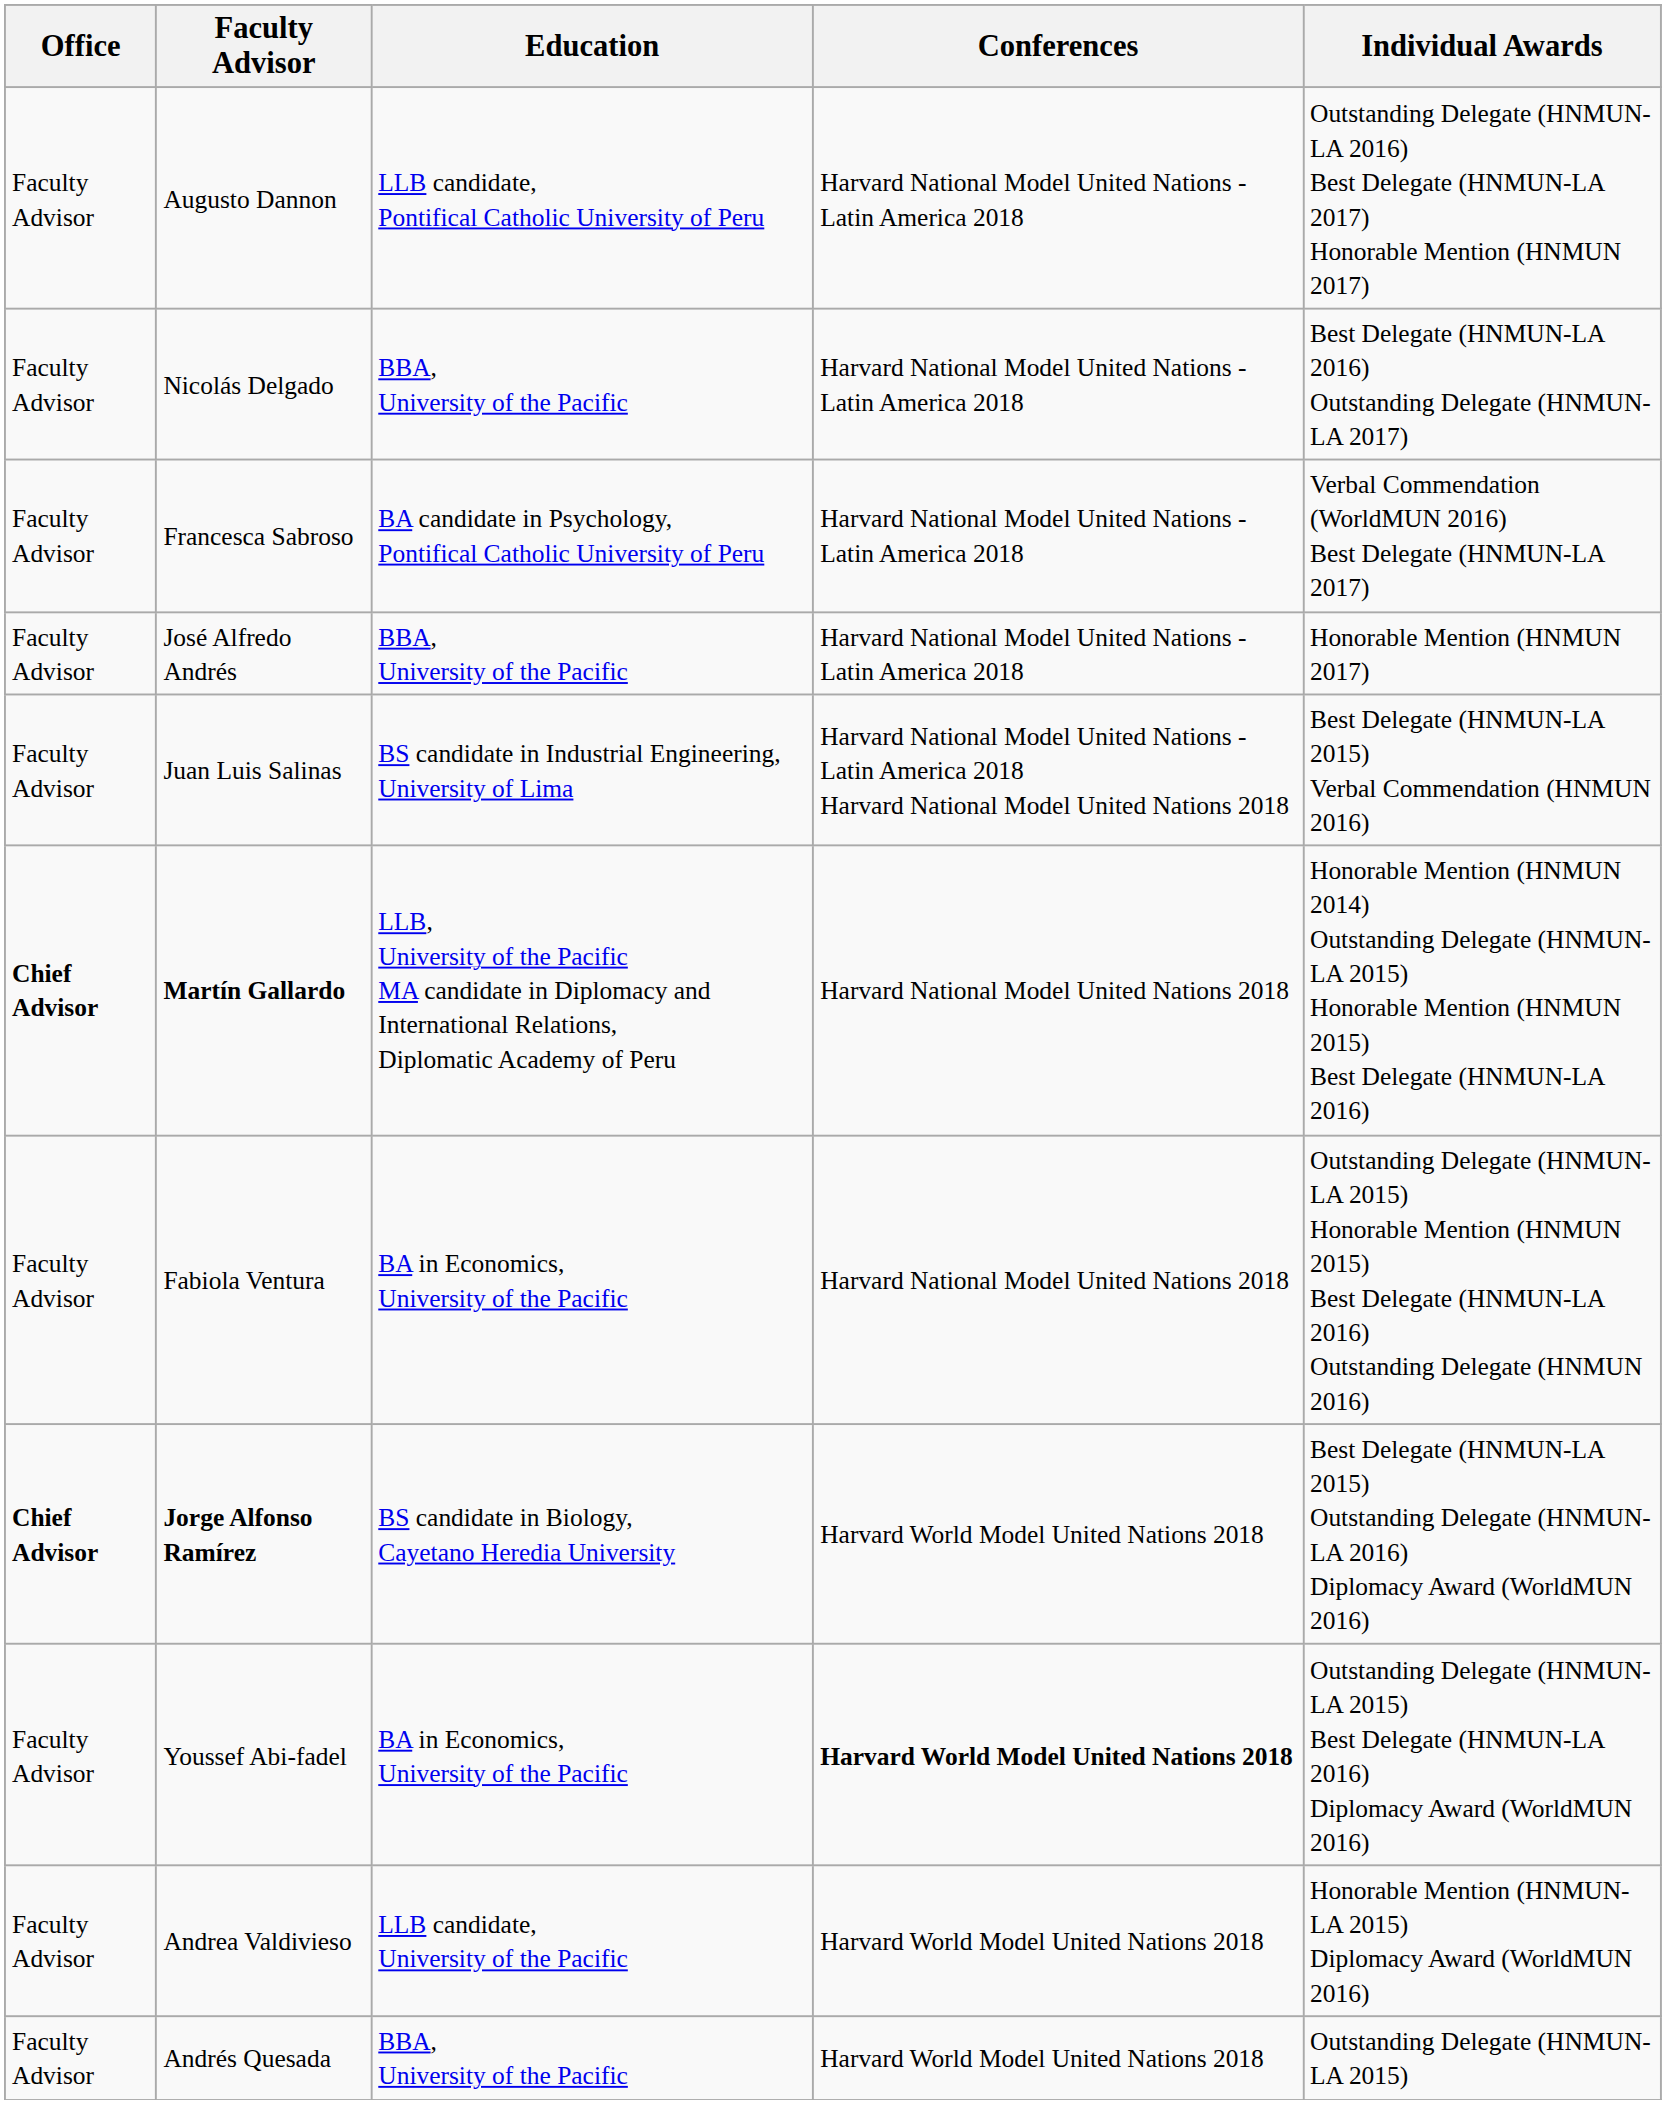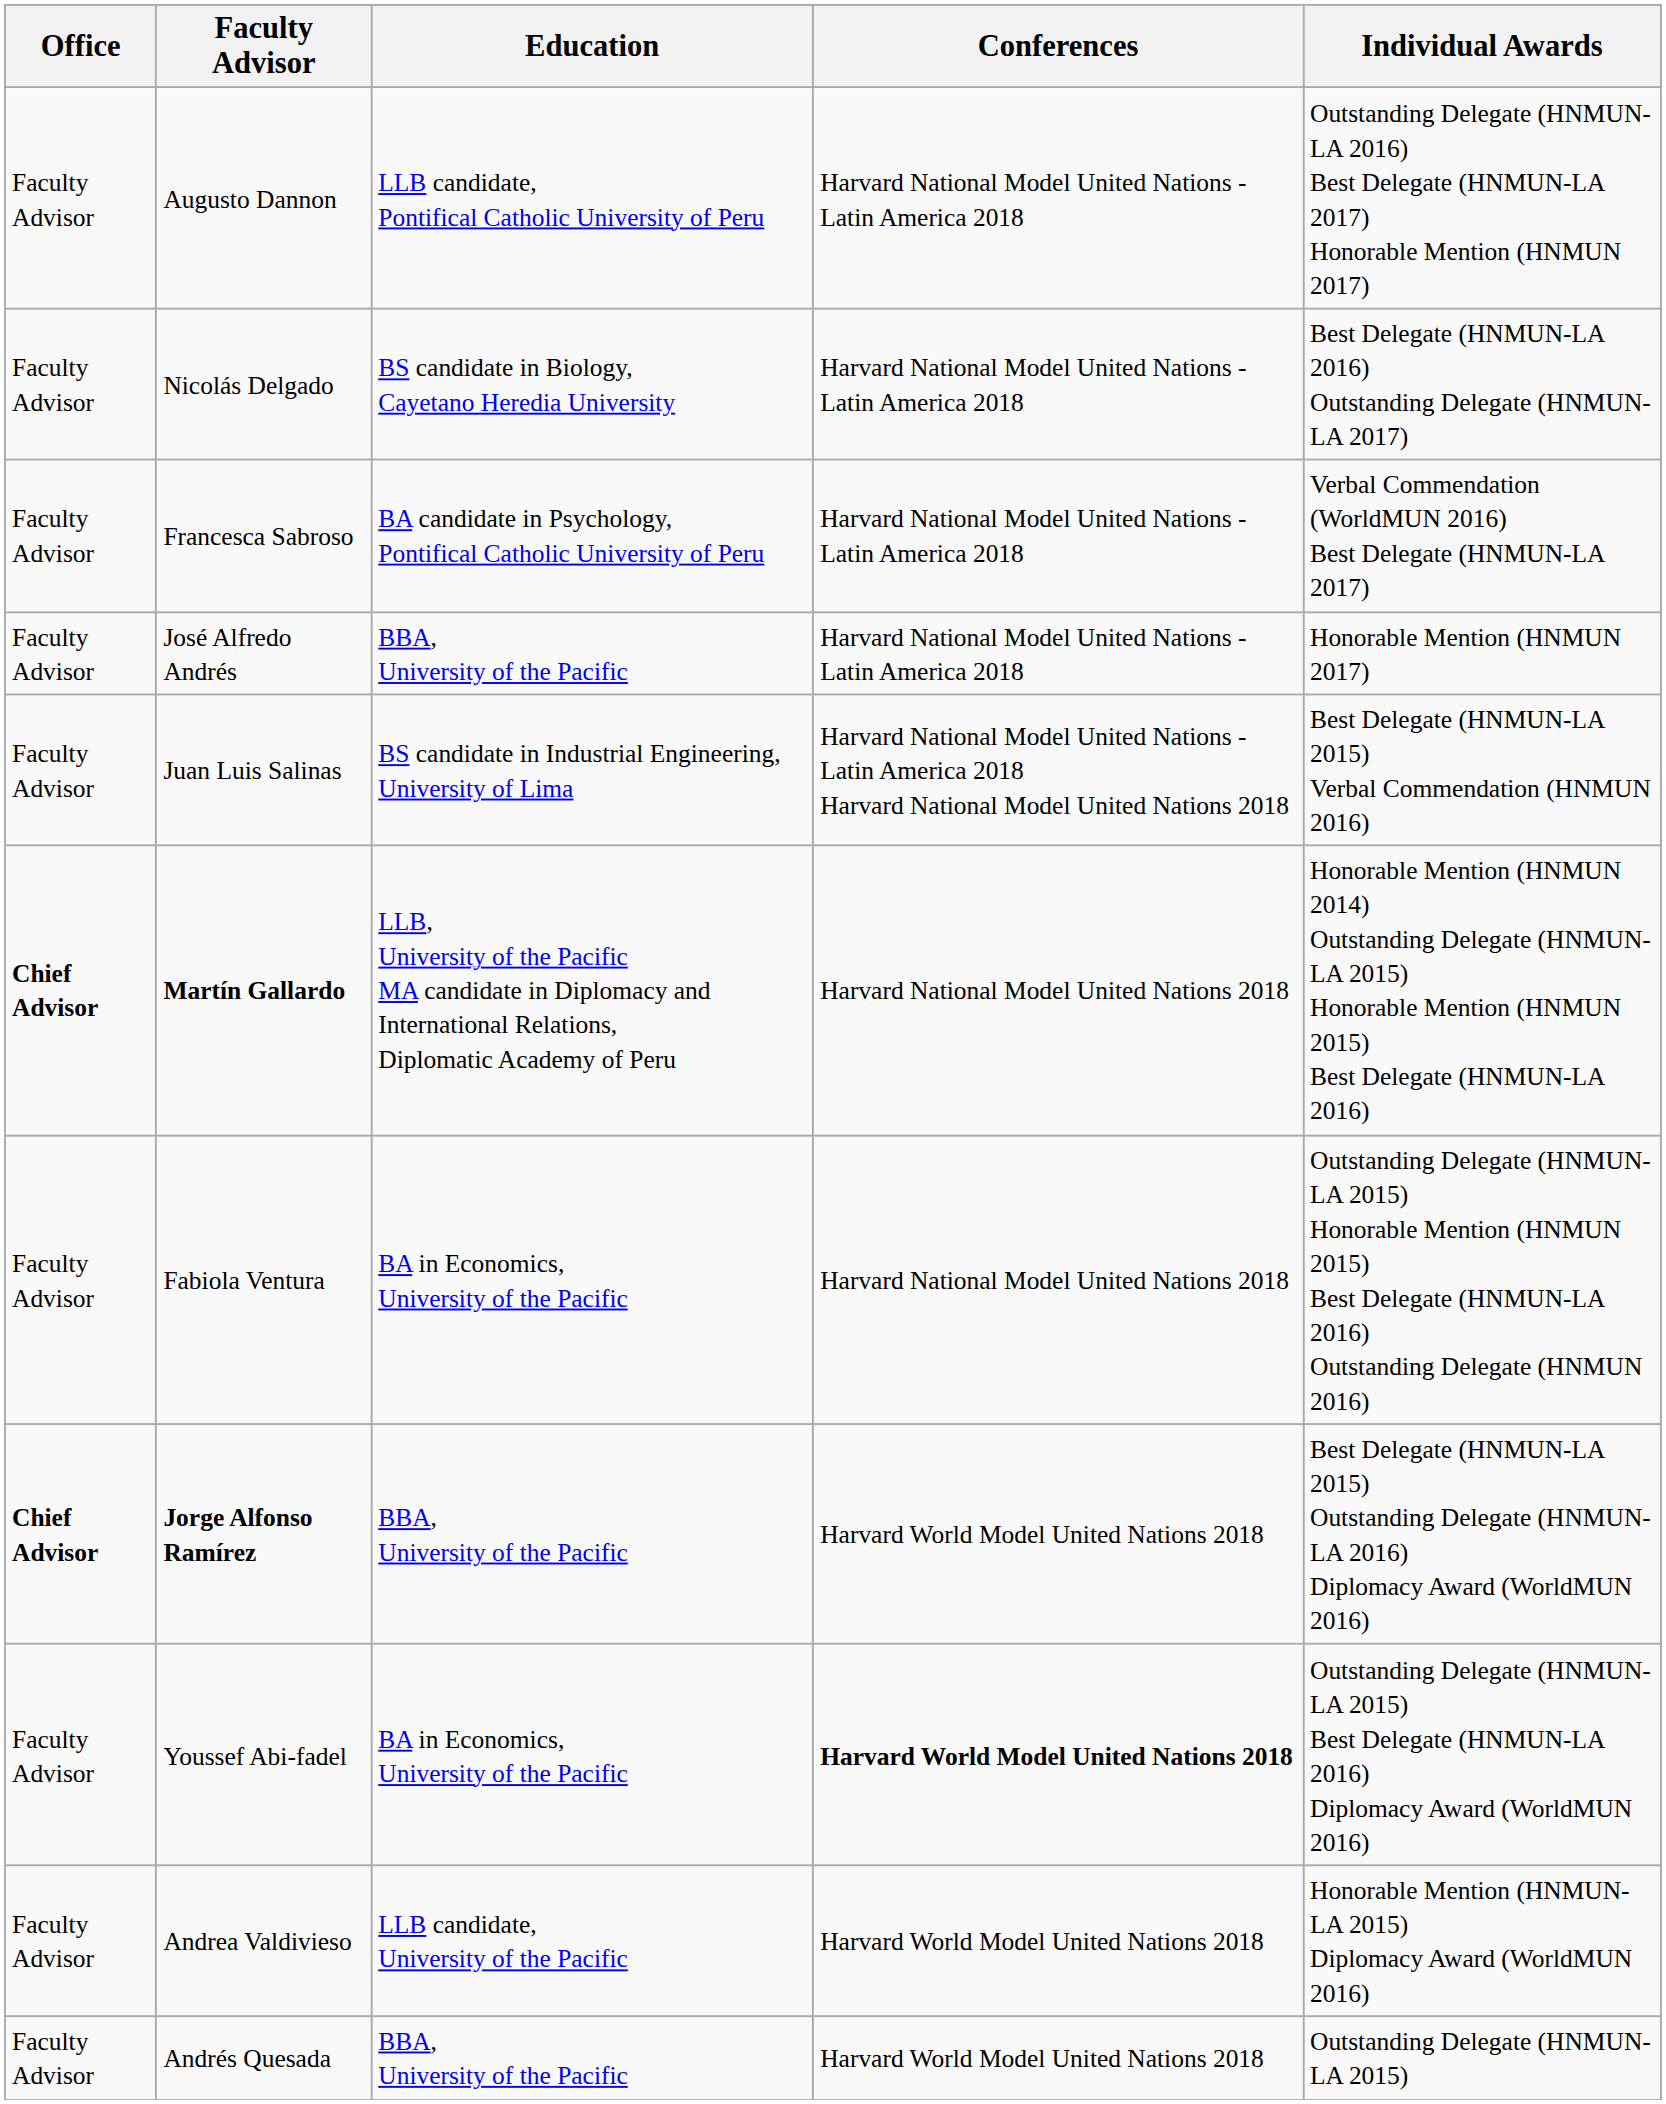(503, 385) BBA, University of the Pacific -> (527, 385) BS candidate in Biology, Cayetano Heredia University
(527, 1535) BS candidate in Biology, Cayetano Heredia University -> (503, 1535) BBA, University of the Pacific
